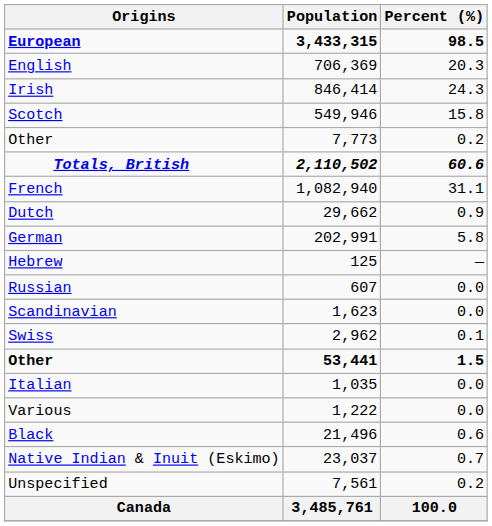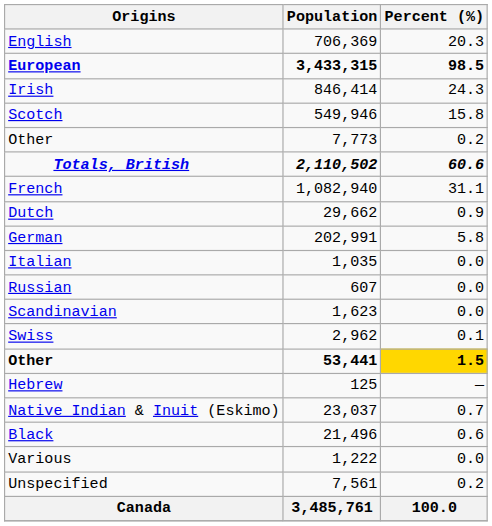rows swapped: (44, 41) <-> (40, 66)
rows swapped: (40, 386) <-> (35, 263)
(471, 361) no background -> (471, 361) gold background
rows swapped: (144, 459) <-> (40, 410)
